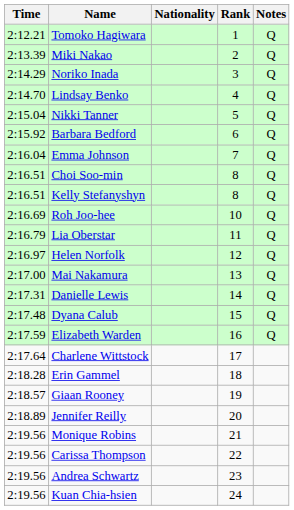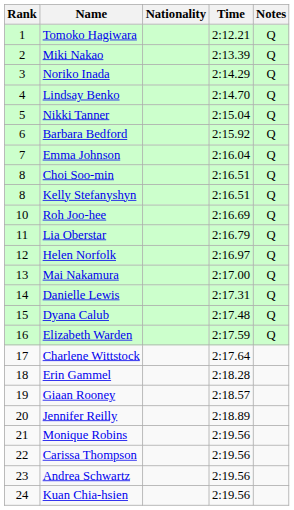columns swapped: (235, 14) <-> (26, 14)
